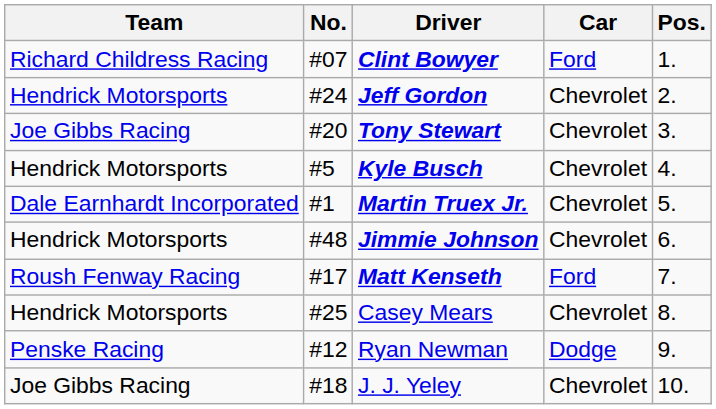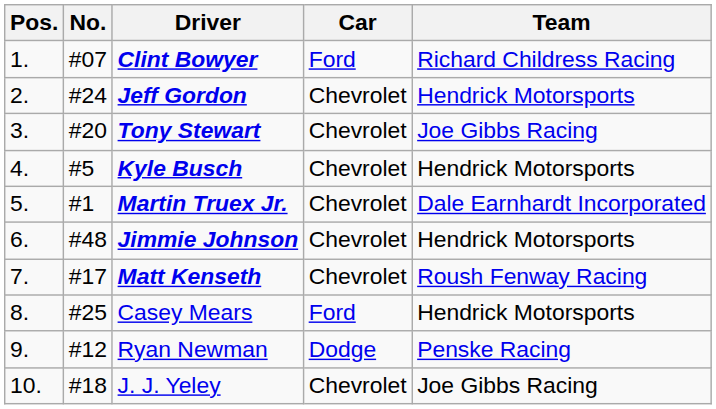columns swapped: (682, 22) <-> (154, 22)
(573, 276) Ford -> (358, 276) Chevrolet
(598, 312) Chevrolet -> (332, 312) Ford
